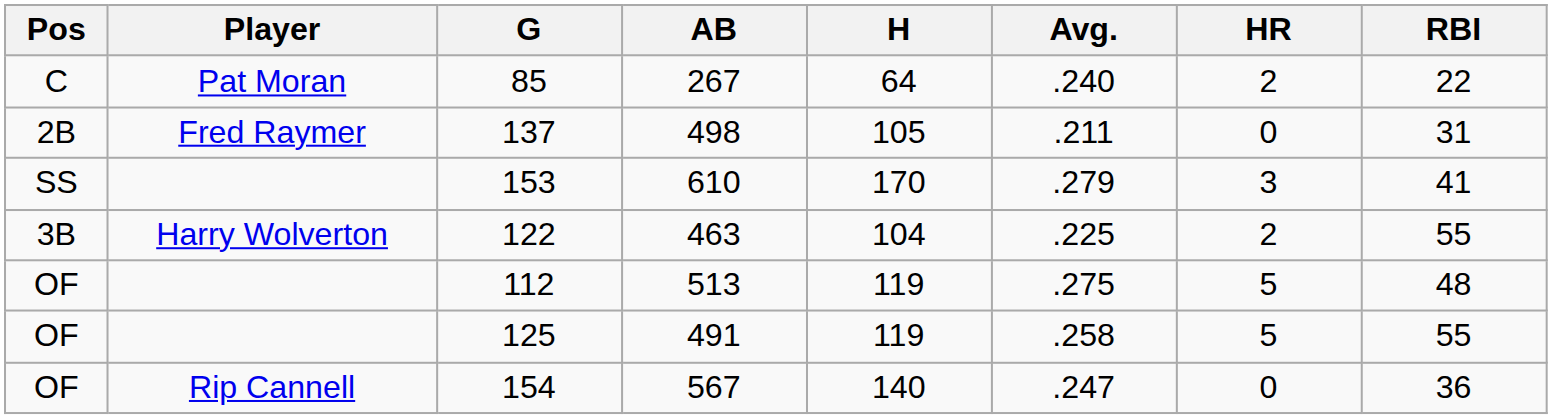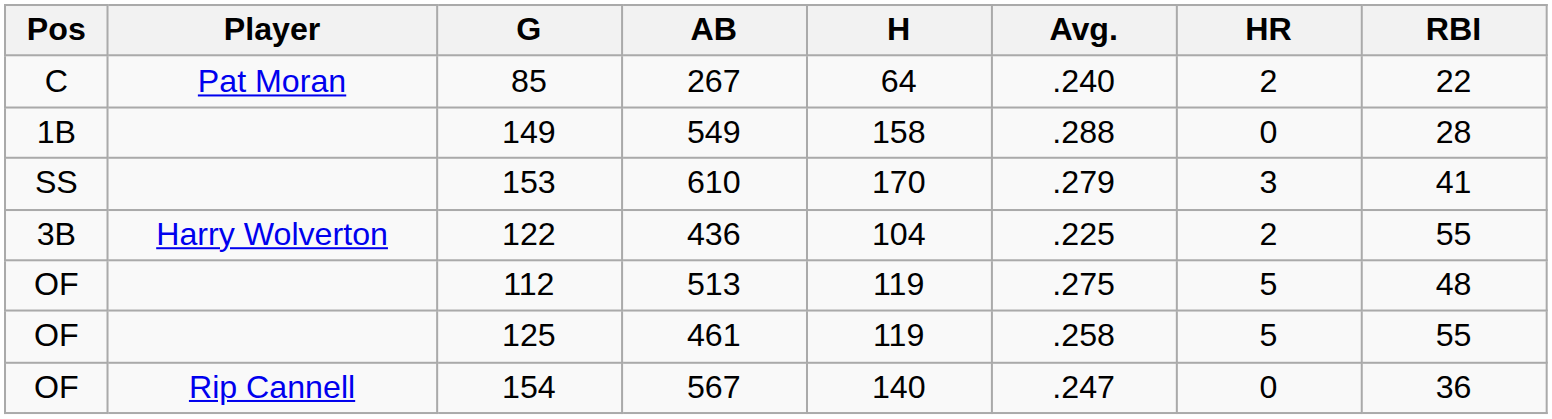+ row: (529, 132)
- row: (529, 132)
(714, 234) 463 -> (714, 234) 436
(714, 336) 491 -> (714, 336) 461
